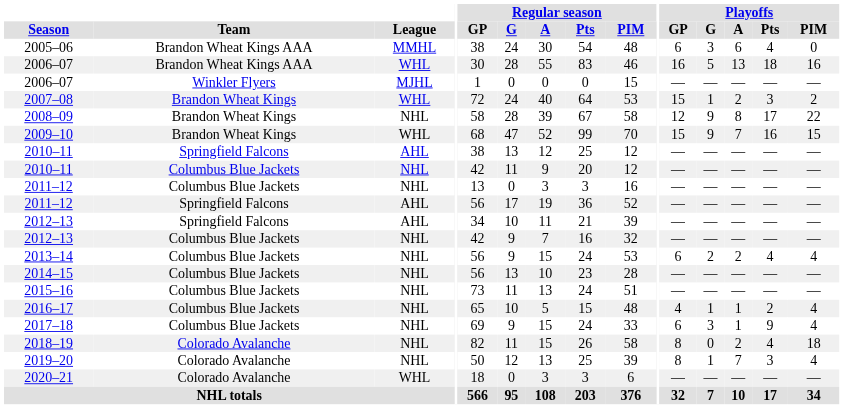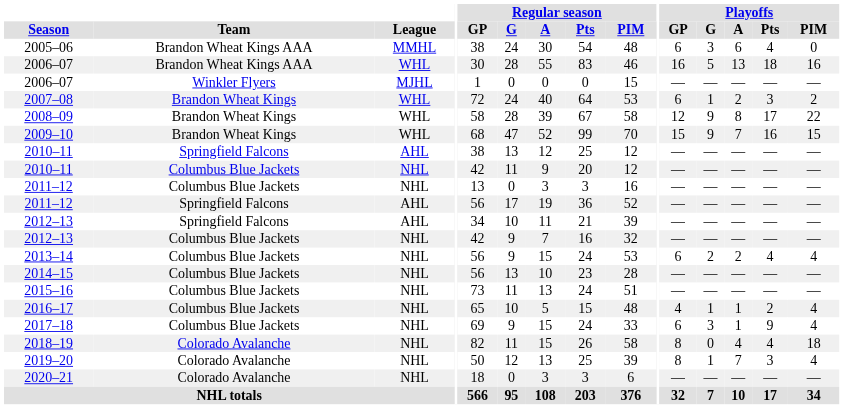(678, 99) 15 -> (678, 99) 6
(414, 117) NHL -> (415, 117) WHL
(738, 343) 2 -> (738, 343) 4
(415, 378) WHL -> (414, 378) NHL
